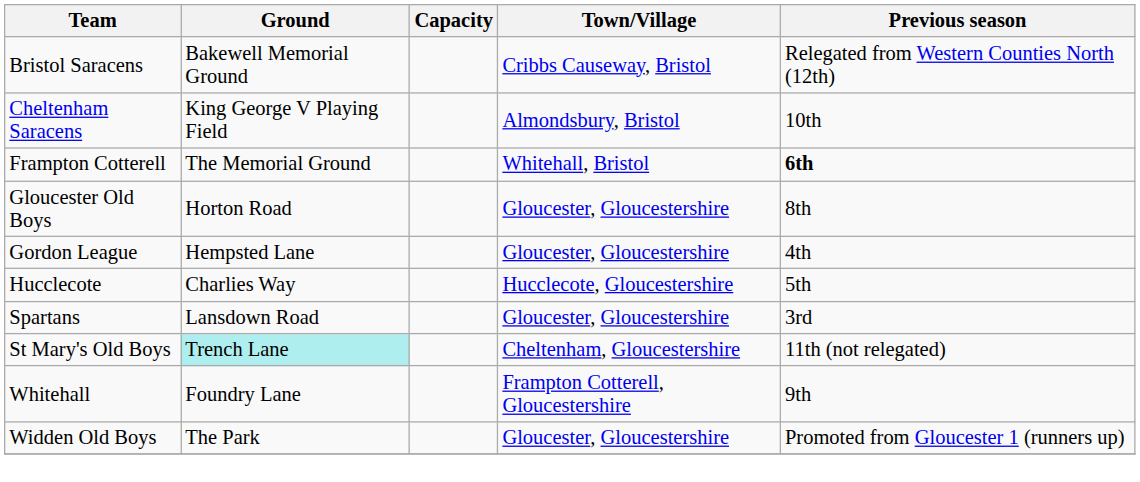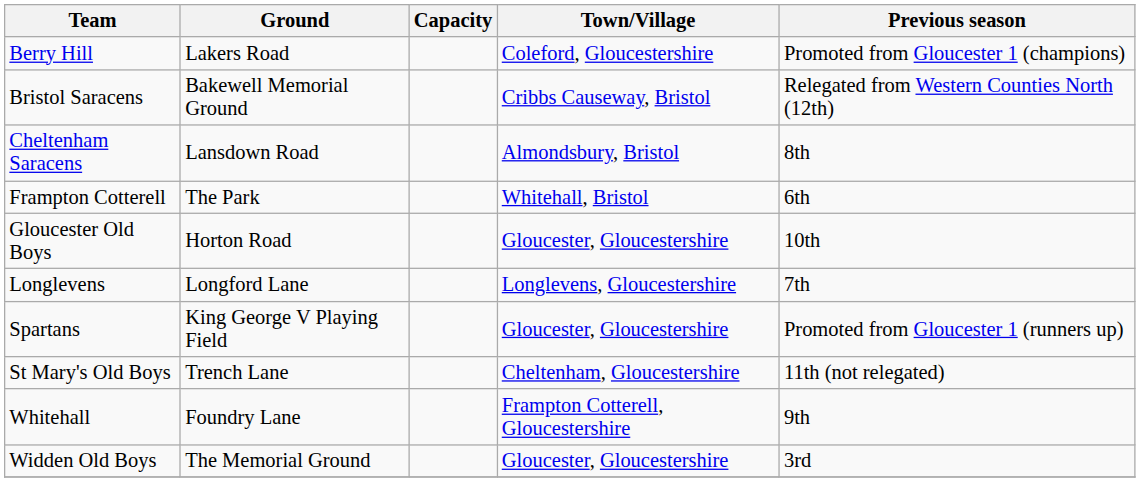+ row: (51, 53)
(282, 120) King George V Playing Field -> (252, 152) Lansdown Road
(803, 120) 10th -> (797, 152) 8th
(278, 164) The Memorial Ground -> (222, 196) The Park
(799, 164) bold -> (797, 196) normal
(798, 208) 8th -> (802, 240) 10th
- row: (73, 252)
- row: (55, 284)
+ row: (57, 284)
(252, 317) Lansdown Road -> (282, 328) King George V Playing Field
(799, 317) 3rd -> (954, 328) Promoted from Gloucester 1 (runners up)
(237, 349) paleturquoise background -> (237, 372) no background
(223, 437) The Park -> (278, 460) The Memorial Ground
(955, 437) Promoted from Gloucester 1 (runners up) -> (798, 460) 3rd
